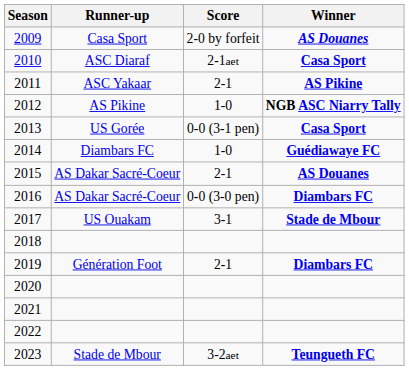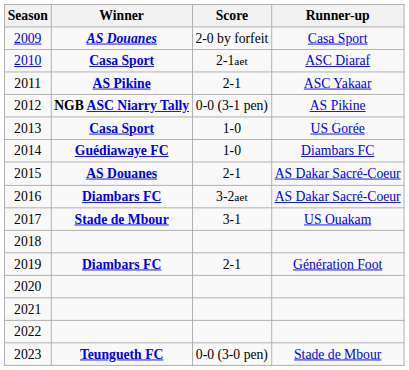columns swapped: (333, 15) <-> (117, 15)
(223, 106) 1-0 -> (232, 106) 0-0 (3-1 pen)
(223, 128) 0-0 (3-1 pen) -> (232, 128) 1-0
(223, 196) 0-0 (3-0 pen) -> (232, 196) 3-2aet
(223, 354) 3-2aet -> (232, 354) 0-0 (3-0 pen)
